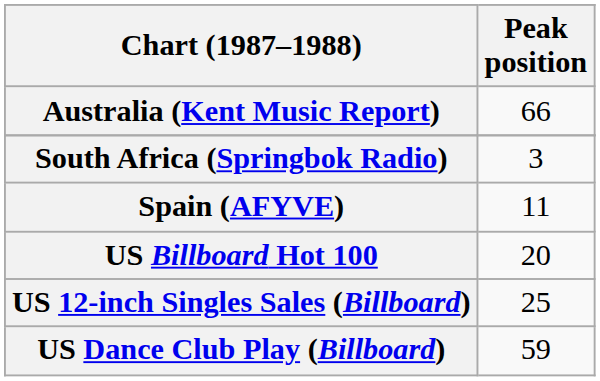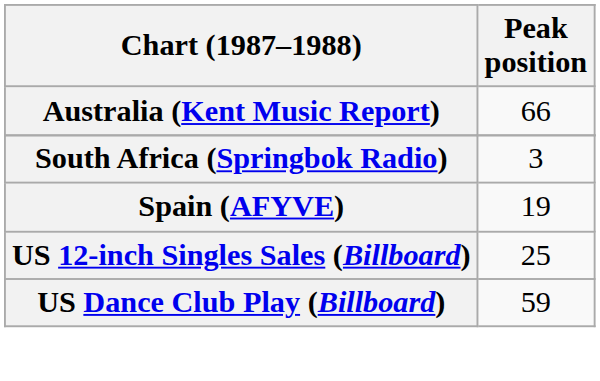(536, 206) 11 -> (536, 206) 19
- row: (241, 254)
